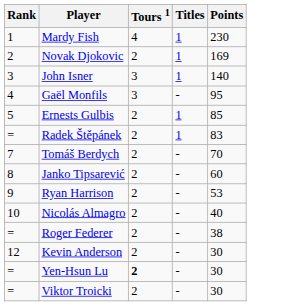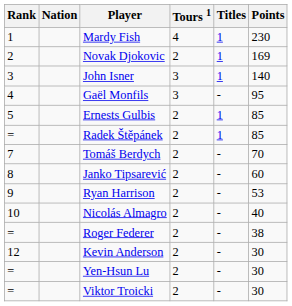+ column: (59, 15)
(216, 134) 83 -> (258, 134) 85
(134, 271) bold -> (176, 271) normal
